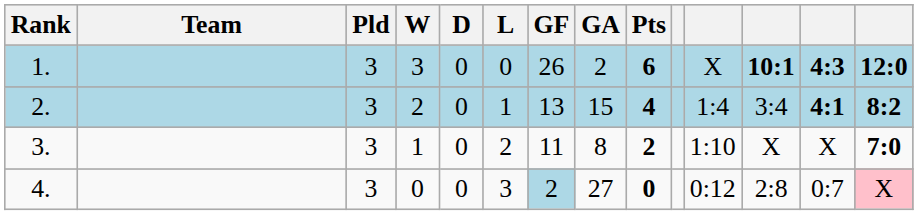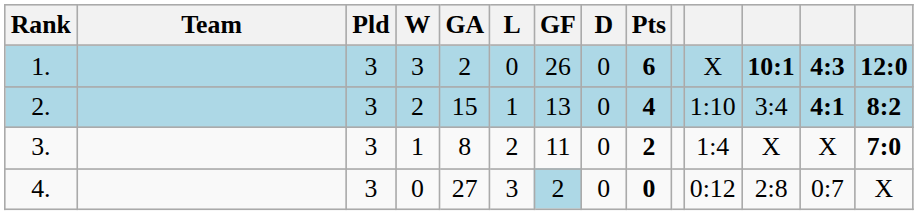columns swapped: (462, 24) <-> (601, 24)
(713, 106) 1:4 -> (713, 106) 1:10
(713, 147) 1:10 -> (713, 147) 1:4
(884, 188) pink background -> (884, 188) no background
